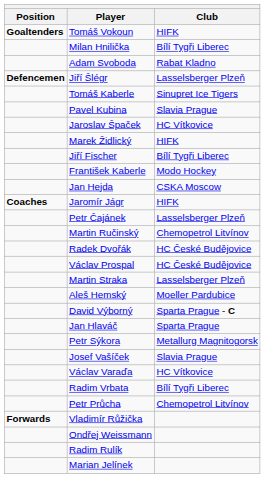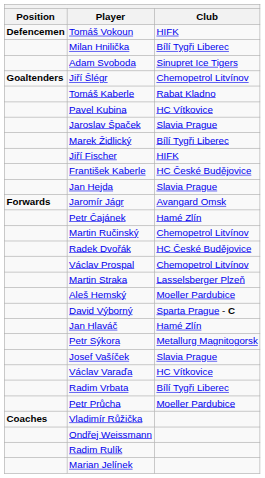(35, 32) Goaltenders -> (36, 32) Defencemen
(186, 63) Rabat Kladno -> (197, 63) Sinupret Ice Tigers
(36, 78) Defencemen -> (35, 78) Goaltenders
(201, 78) Lasselsberger Plzeň -> (203, 78) Chemopetrol Litvínov
(197, 94) Sinupret Ice Tigers -> (186, 94) Rabat Kladno
(187, 109) Slavia Prague -> (185, 109) HC Vítkovice
(185, 125) HC Vítkovice -> (187, 125) Slavia Prague
(168, 140) HIFK -> (193, 140) Bílí Tygři Liberec
(193, 156) Bílí Tygři Liberec -> (168, 156) HIFK
(186, 171) Modo Hockey -> (204, 171) HC České Budějovice
(189, 187) CSKA Moscow -> (187, 187) Slavia Prague
(27, 202) Coaches -> (29, 202) Forwards
(168, 202) HIFK -> (191, 202) Avangard Omsk
(201, 217) Lasselsberger Plzeň -> (179, 217) Hamé Zlín
(204, 264) HC České Budějovice -> (203, 264) Chemopetrol Litvínov
(188, 326) Sparta Prague -> (179, 326) Hamé Zlín
(203, 403) Chemopetrol Litvínov -> (196, 403) Moeller Pardubice
(29, 419) Forwards -> (27, 419) Coaches
